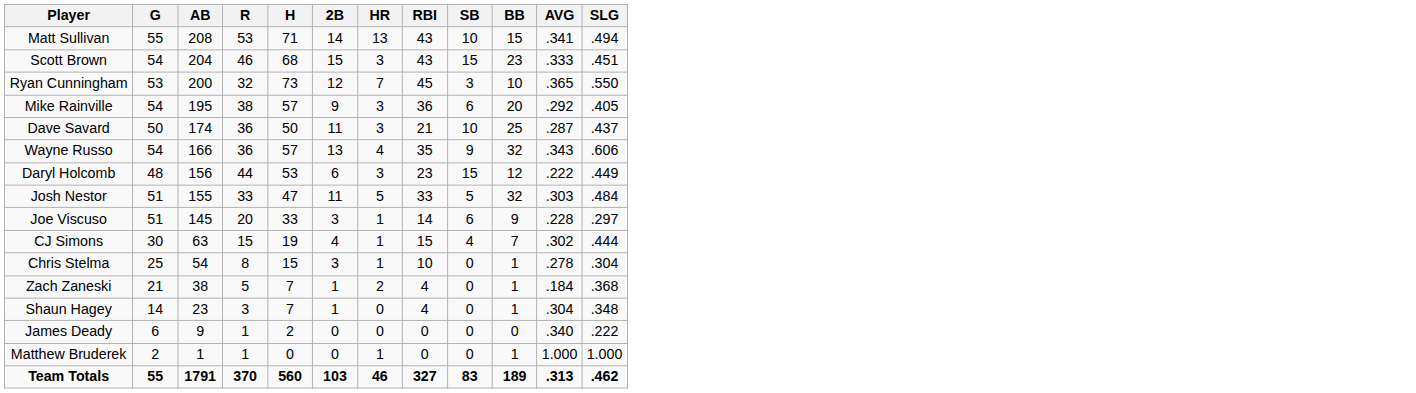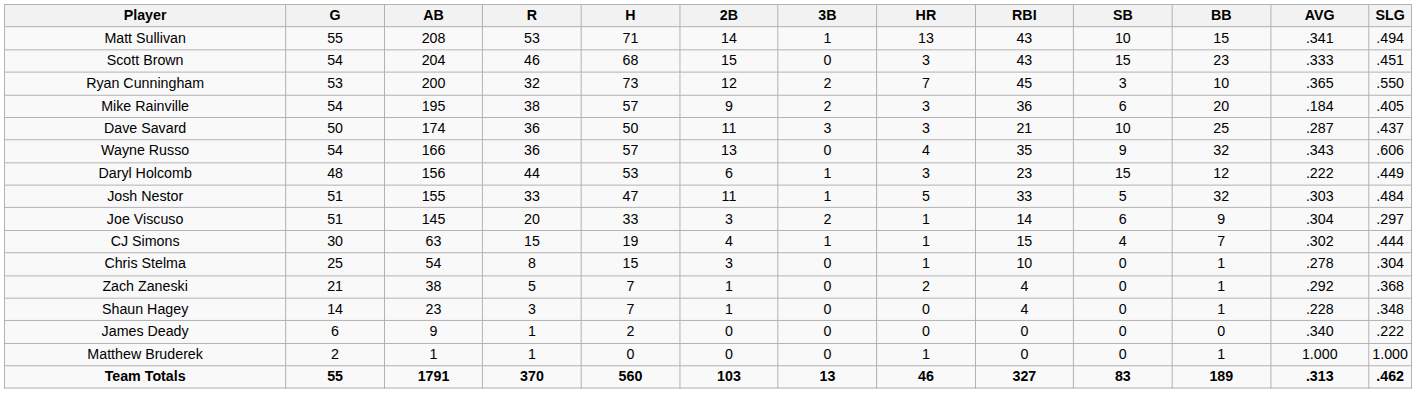+ column: (827, 15)
(560, 106) .292 -> (1320, 106) .184
(560, 219) .228 -> (1320, 219) .304
(560, 286) .184 -> (1320, 286) .292
(560, 309) .304 -> (1320, 309) .228
